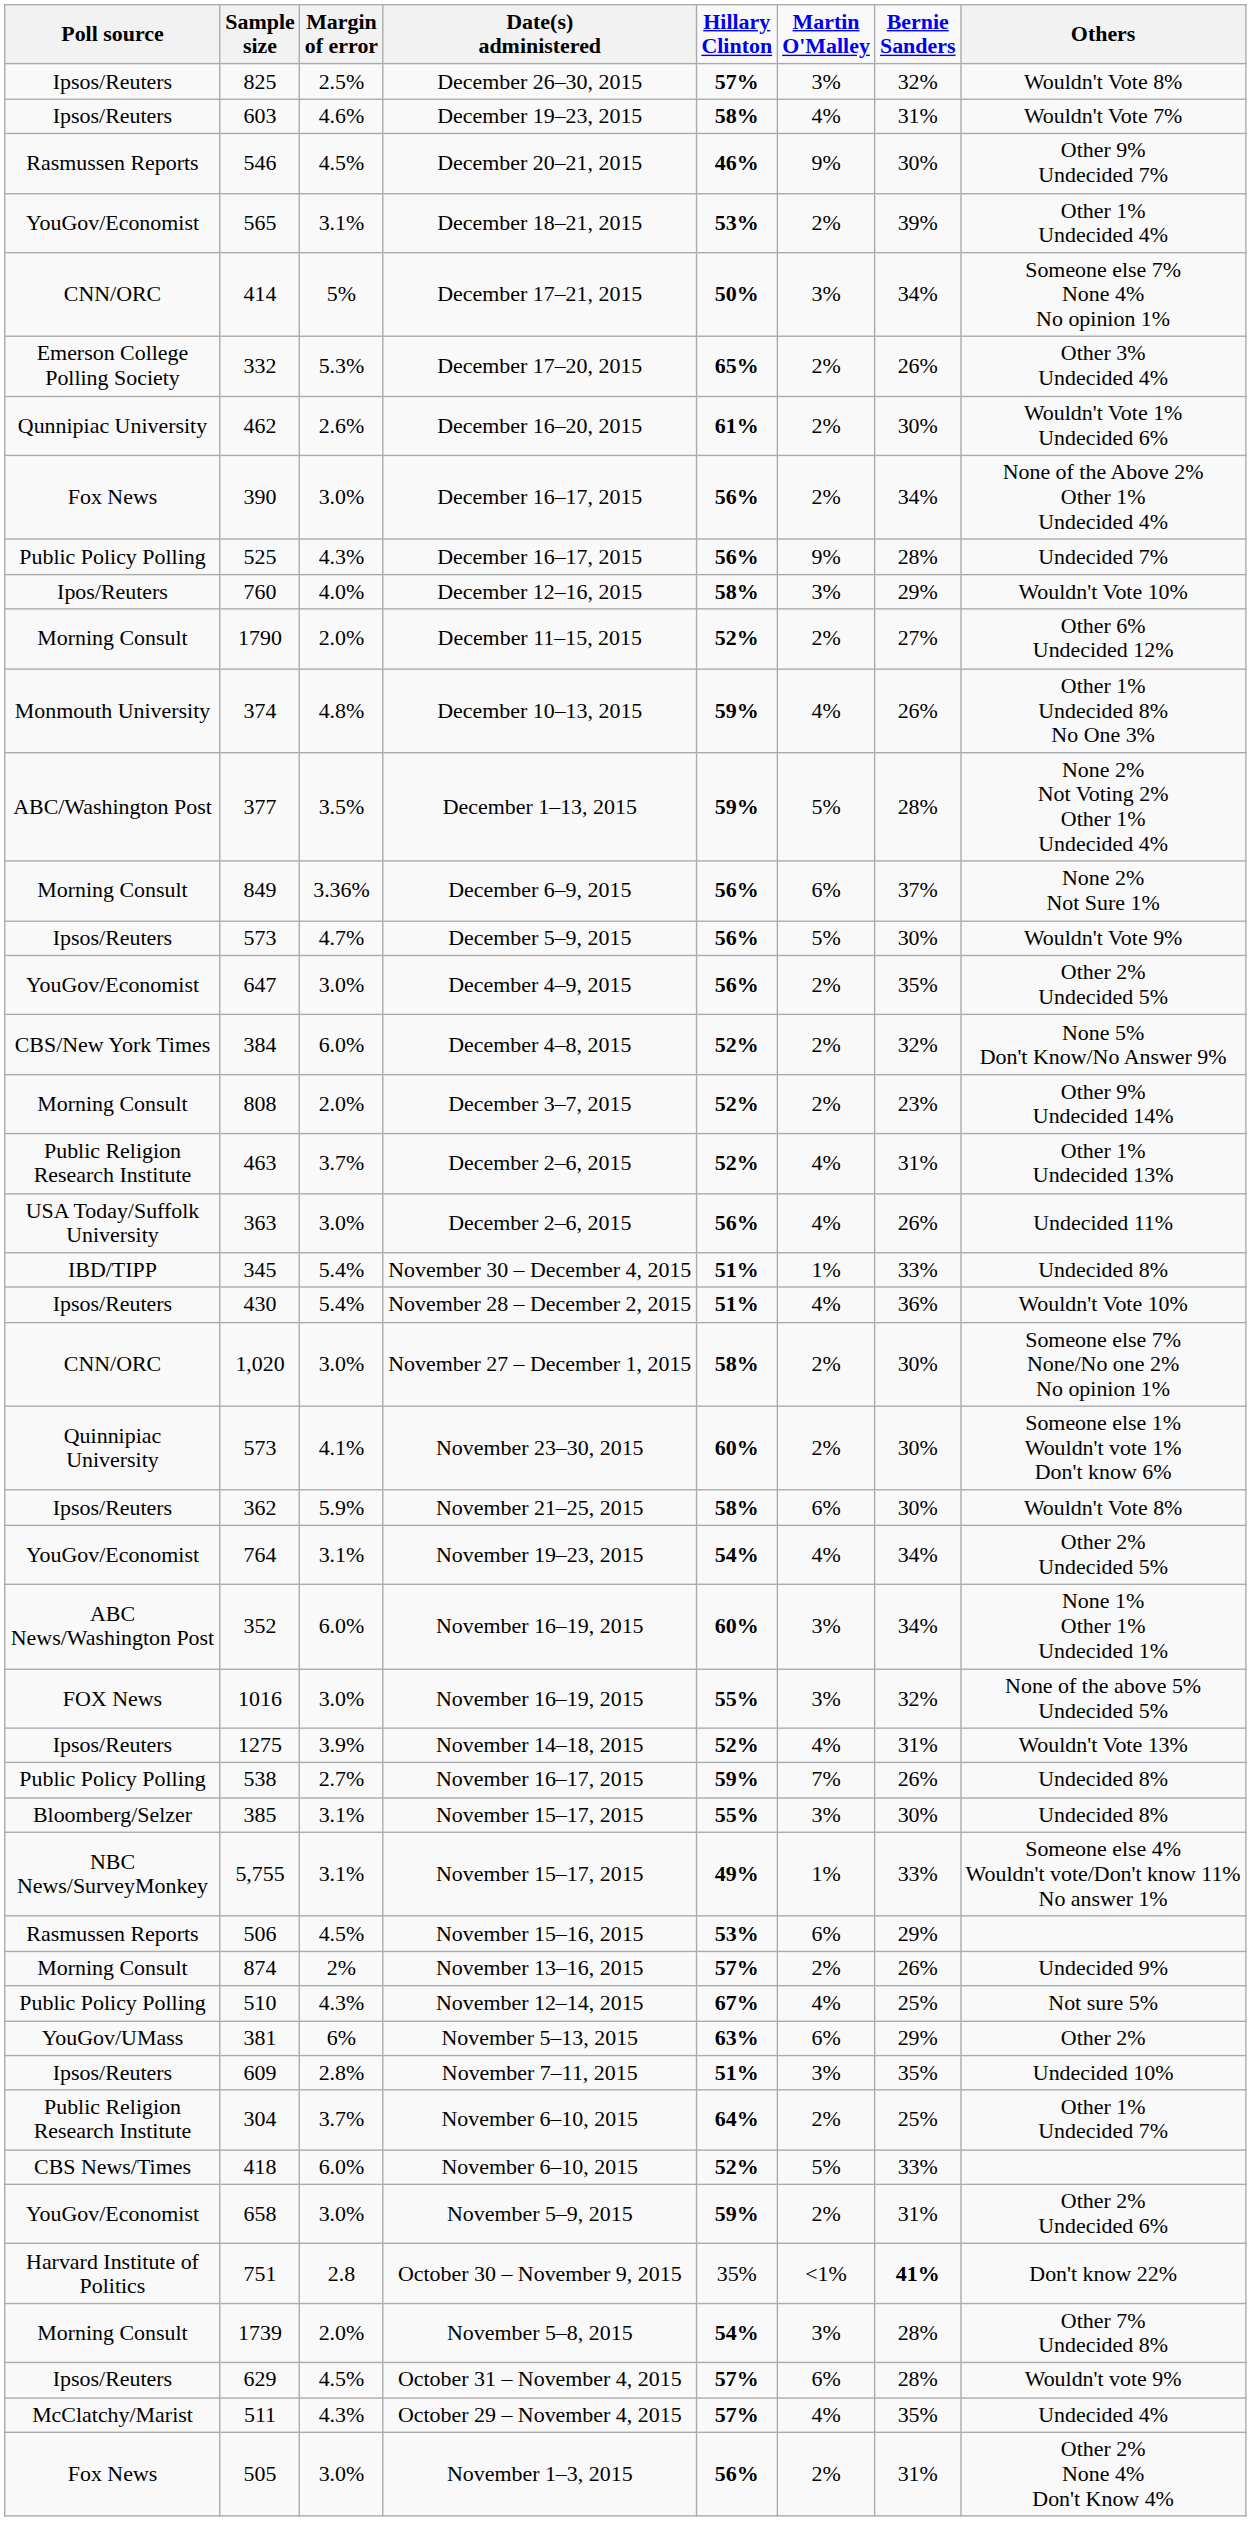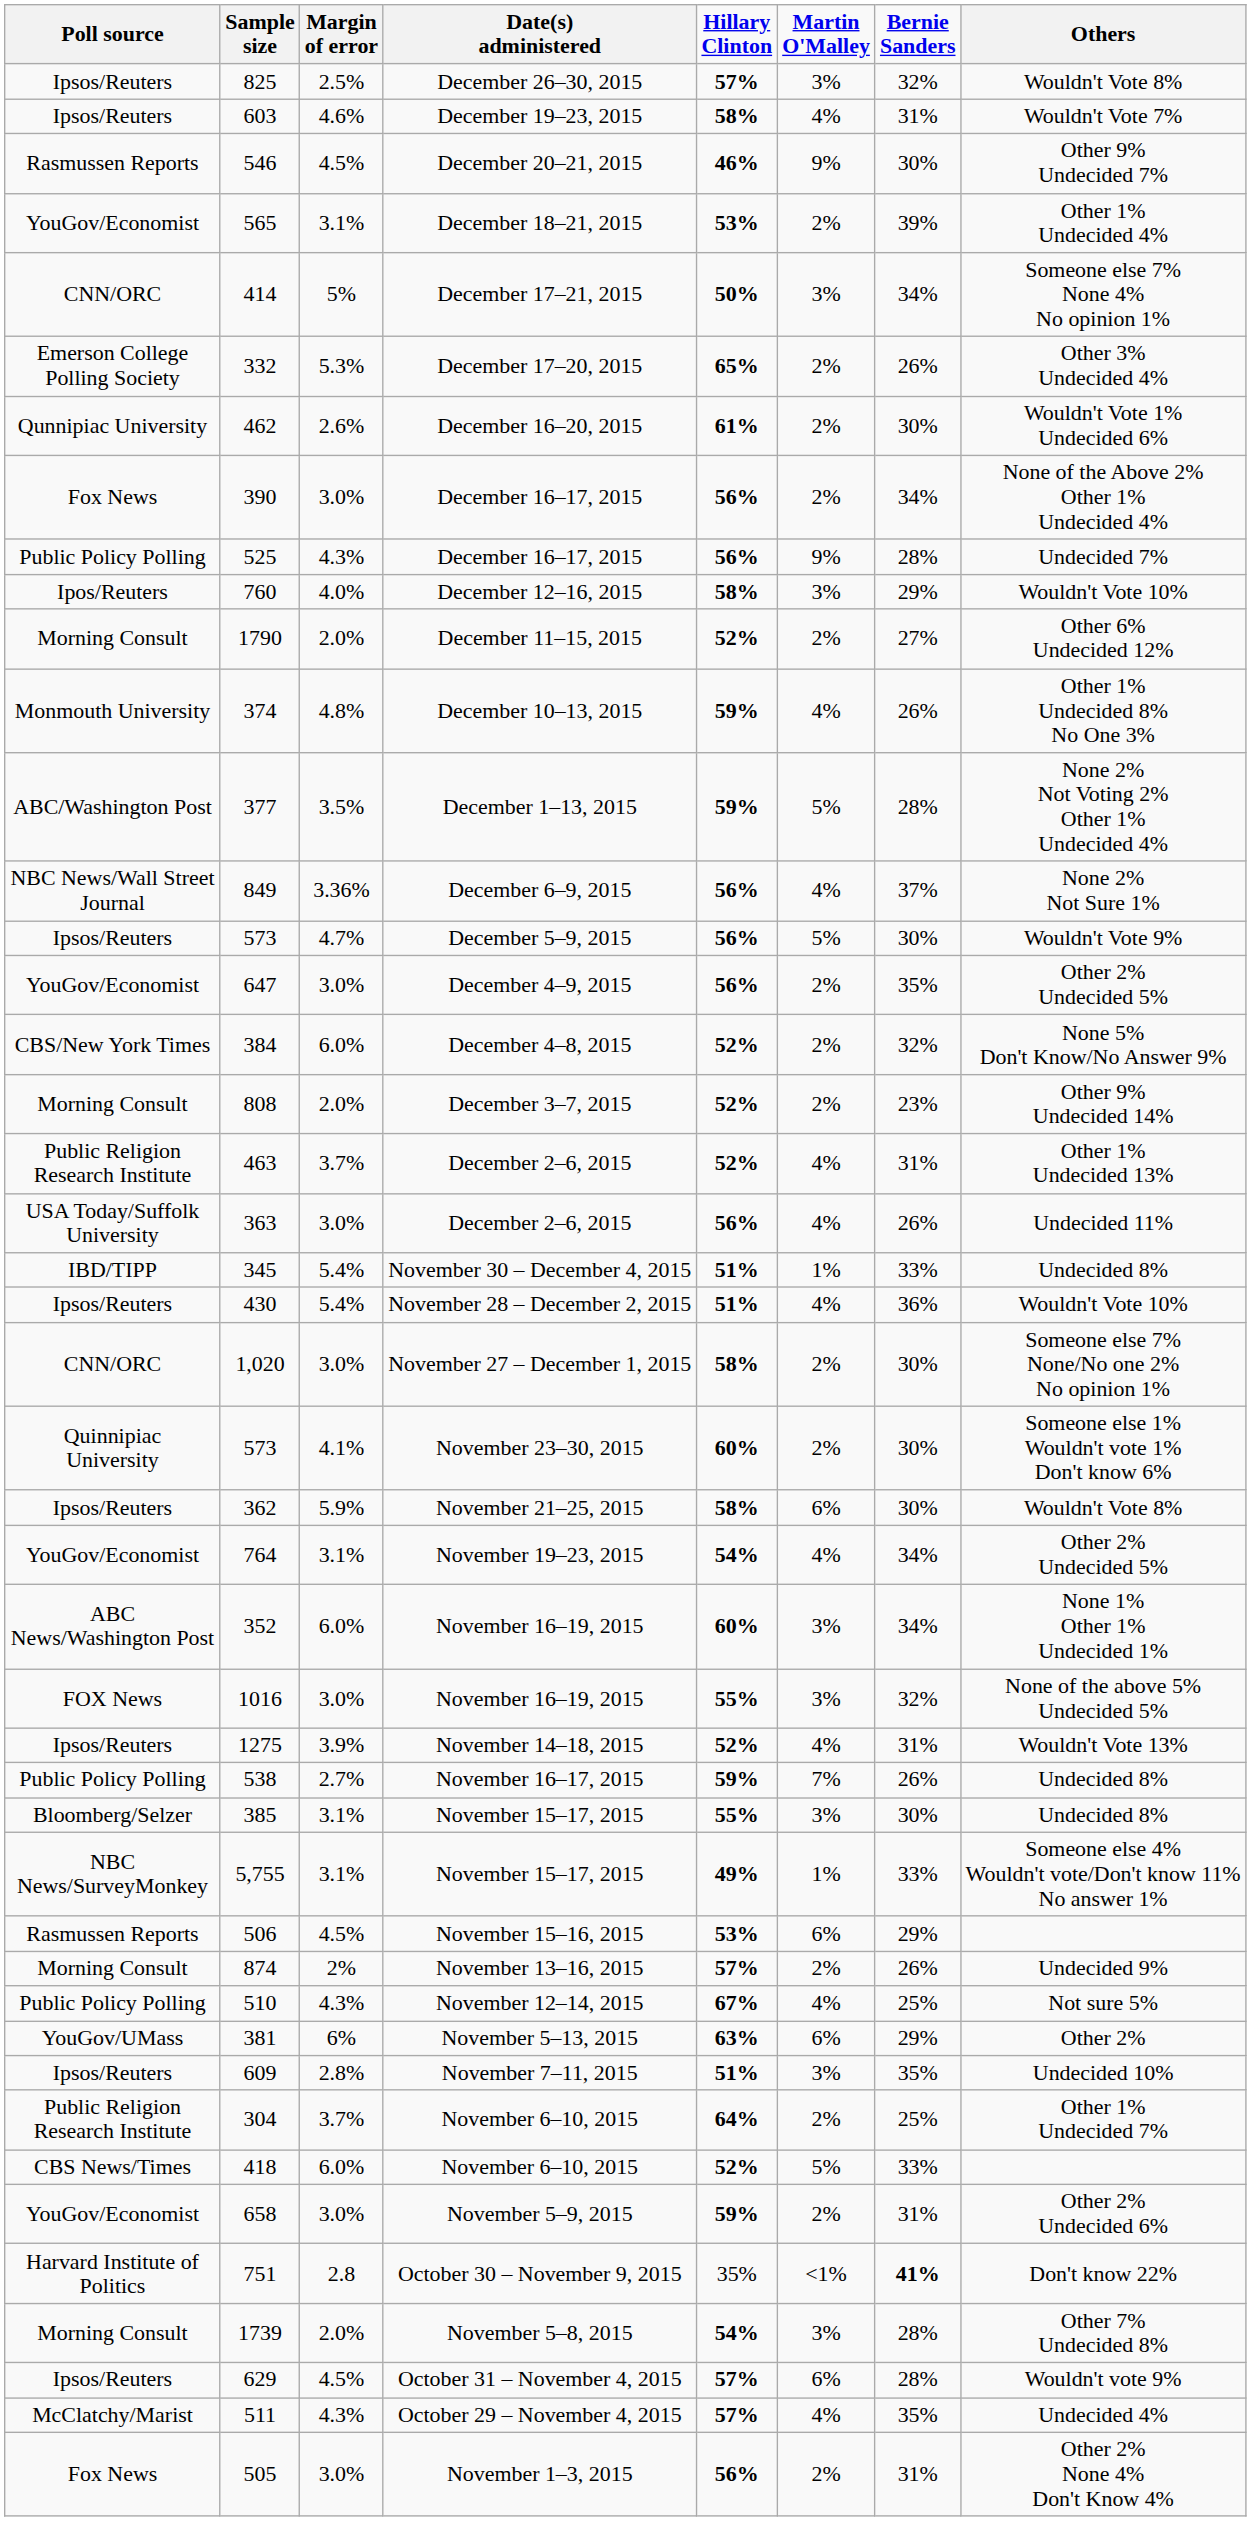(112, 890) Morning Consult -> (112, 890) NBC News/Wall Street Journal
(826, 890) 6% -> (826, 890) 4%
